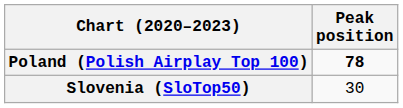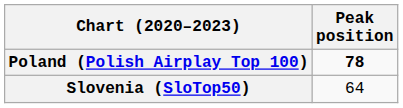(355, 89) 30 -> (355, 89) 64
